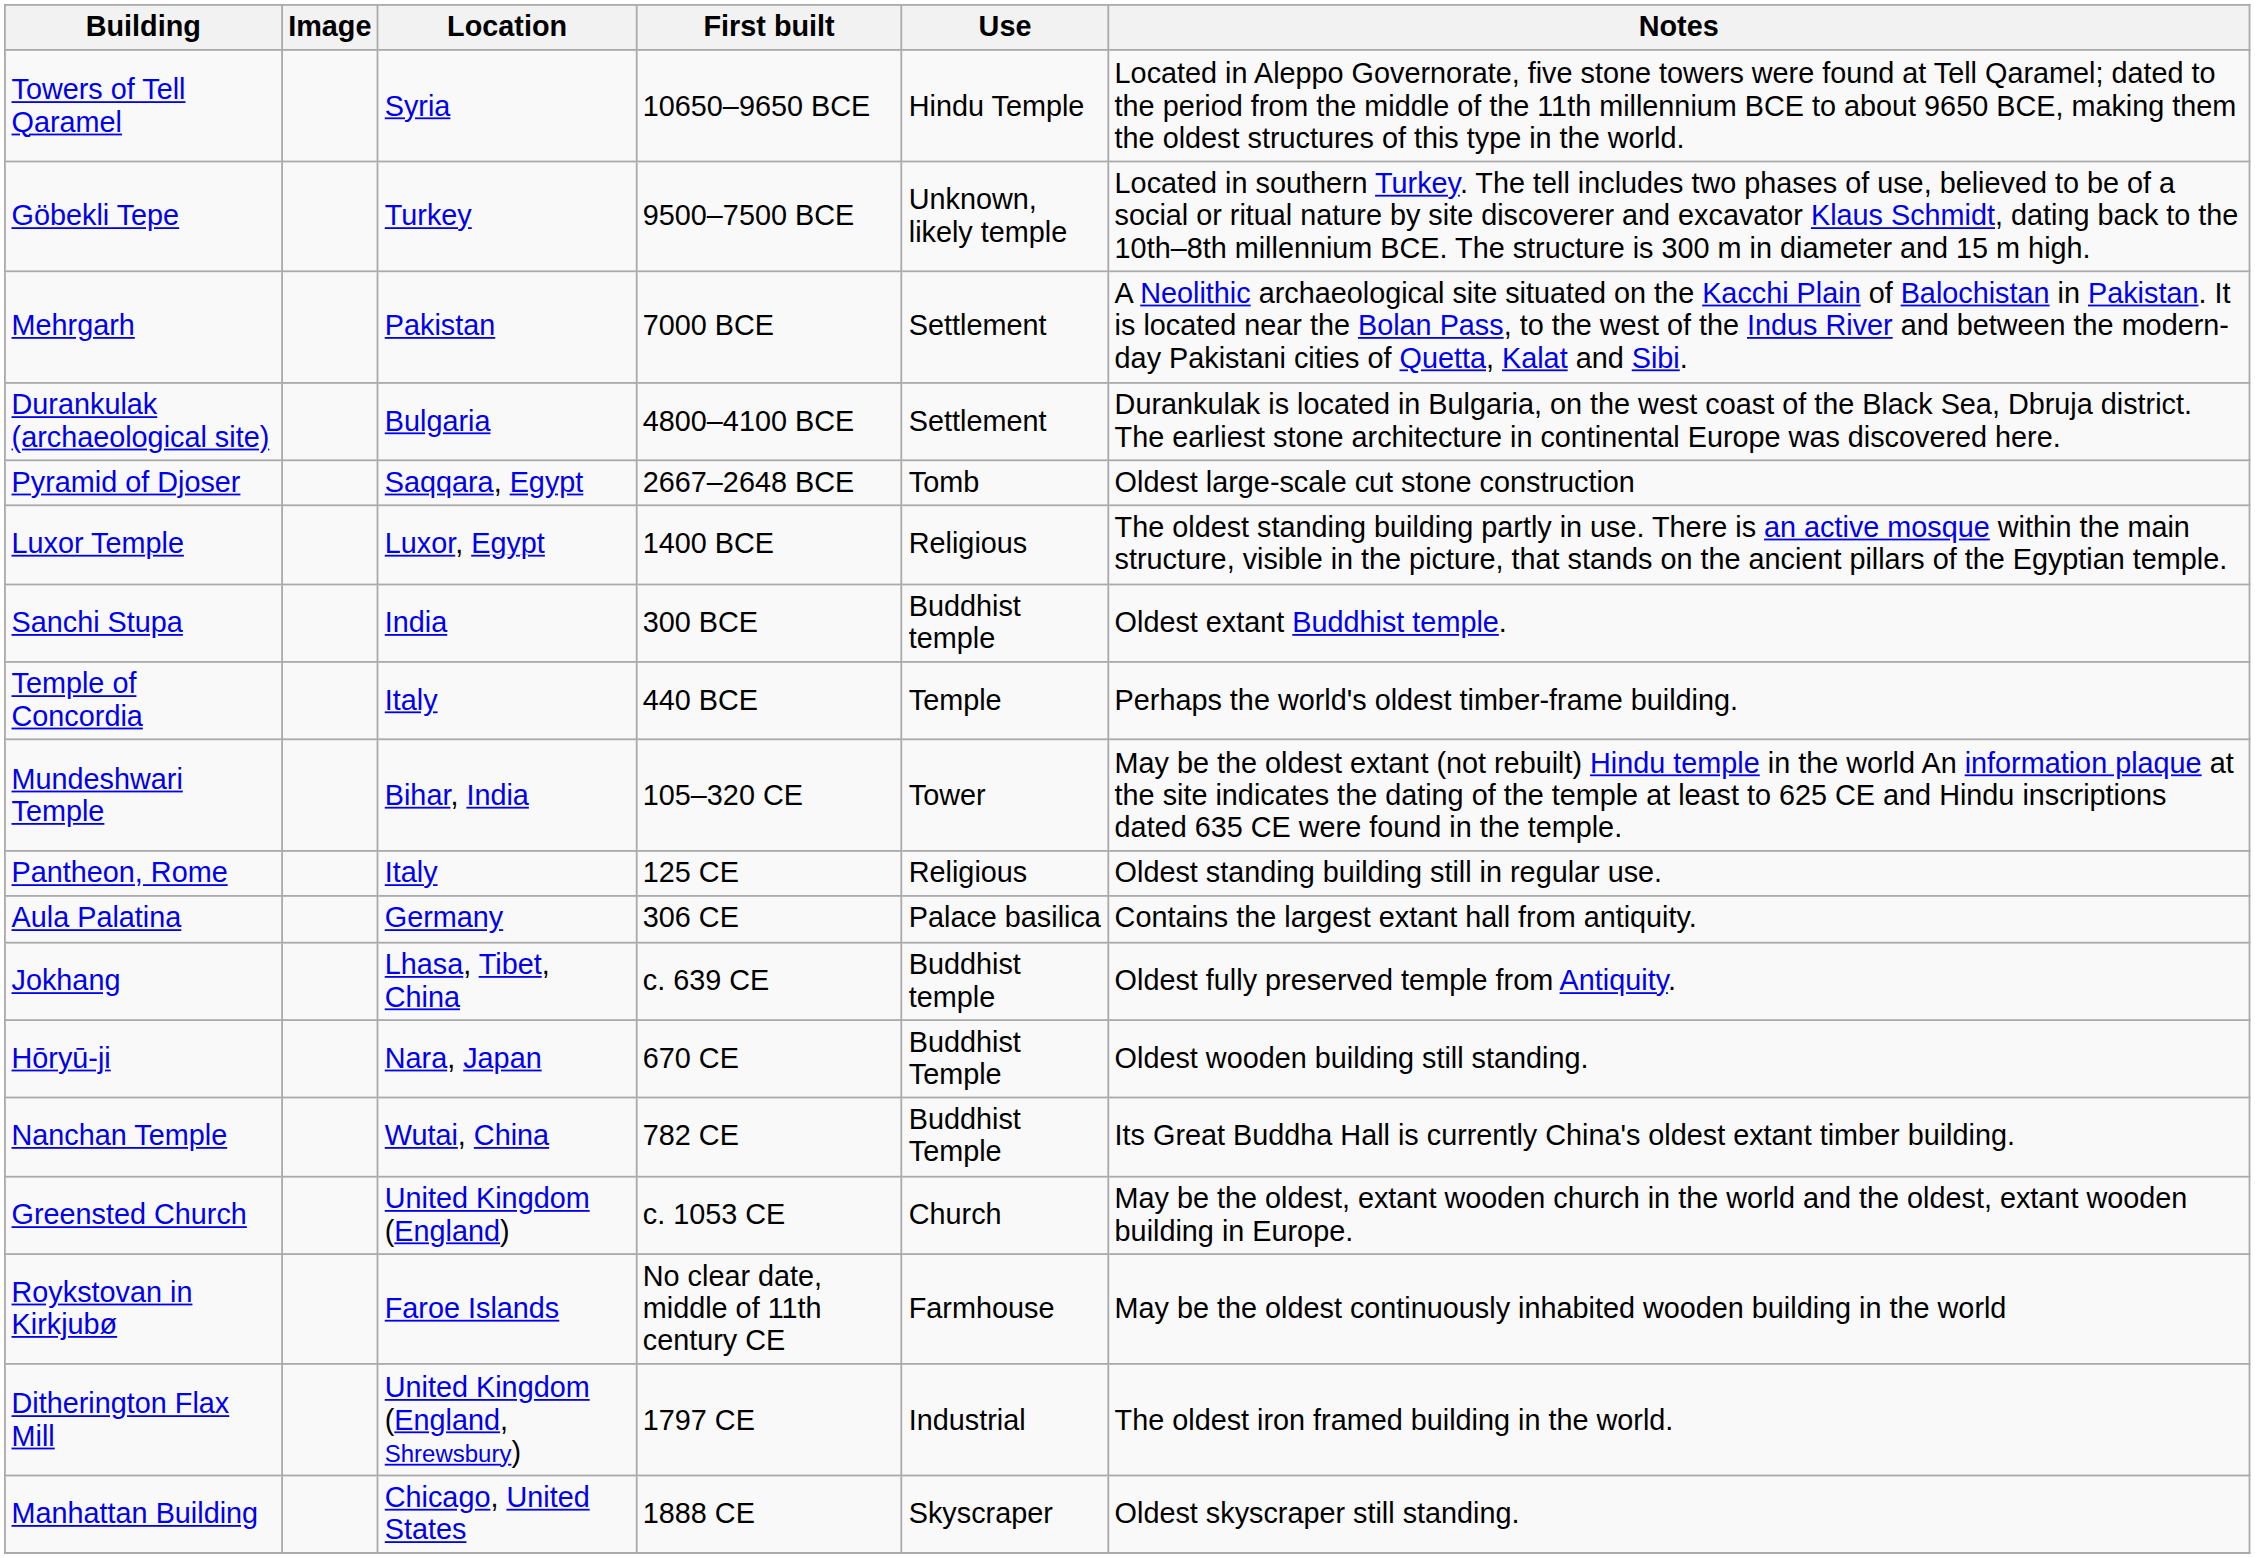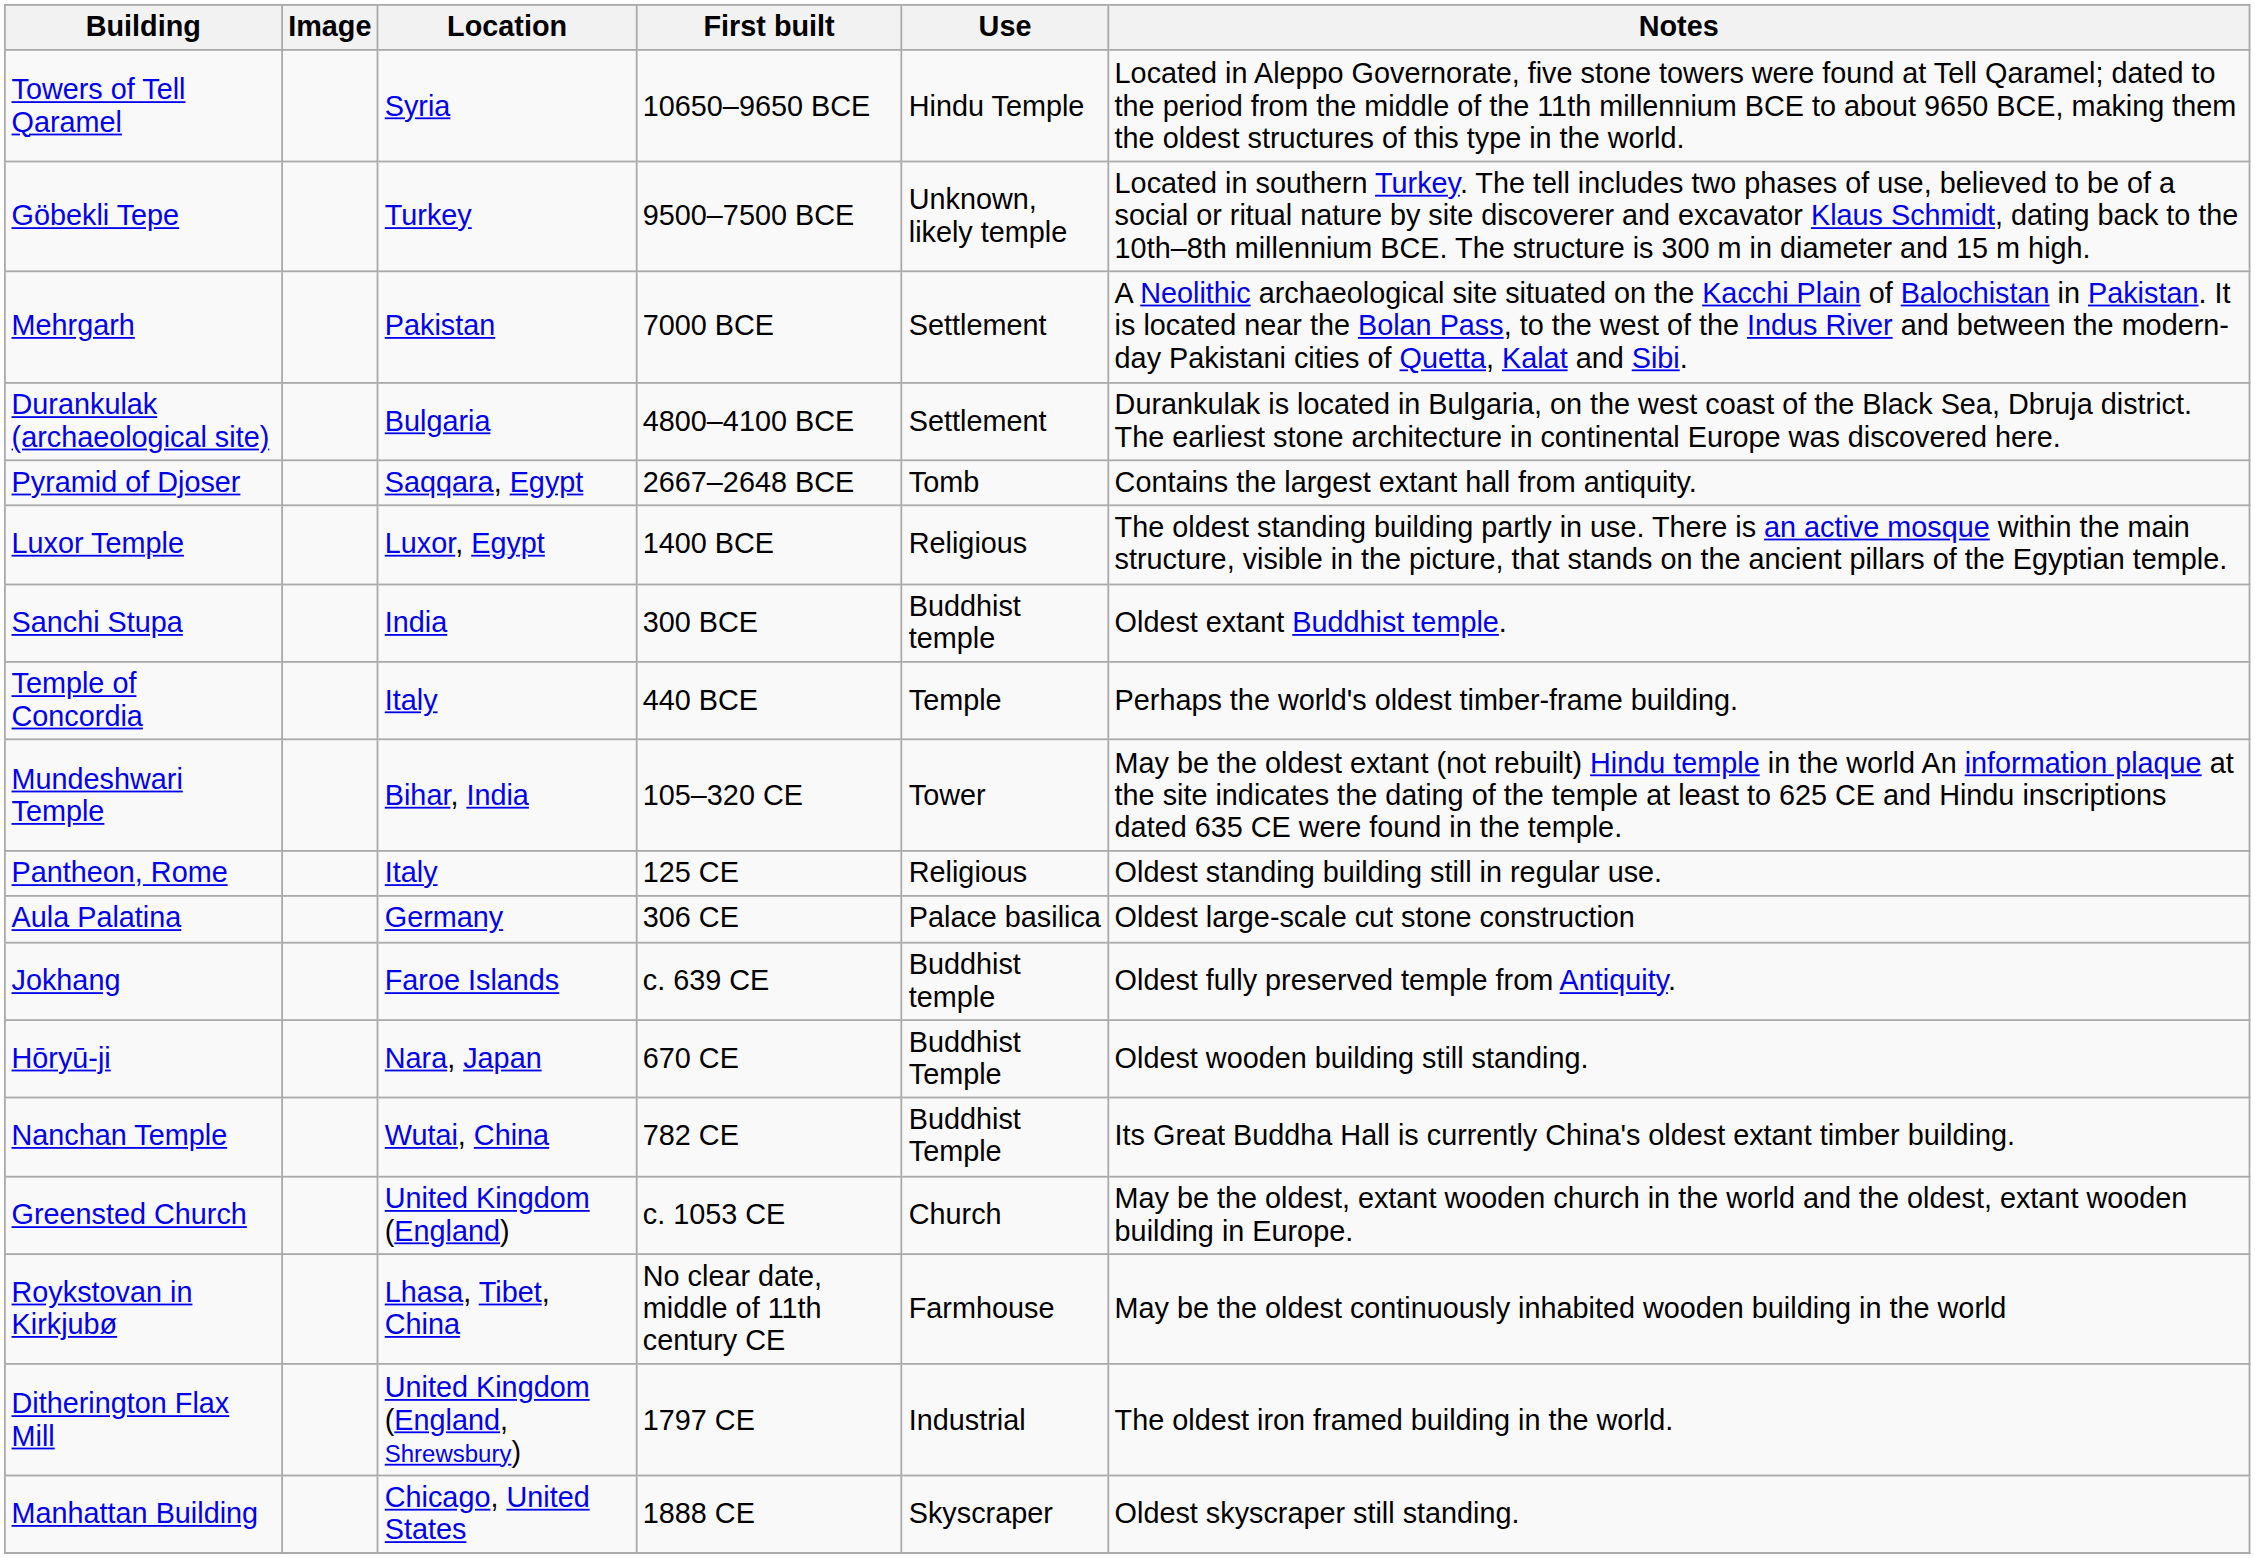(1375, 482) Oldest large-scale cut stone construction -> (1406, 482) Contains the largest extant hall from antiquity.
(1406, 918) Contains the largest extant hall from antiquity. -> (1375, 918) Oldest large-scale cut stone construction
(467, 980) Lhasa, Tibet, China -> (472, 980) Faroe Islands
(472, 1308) Faroe Islands -> (467, 1308) Lhasa, Tibet, China
